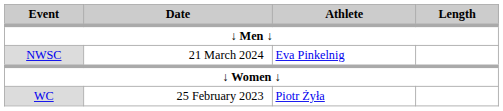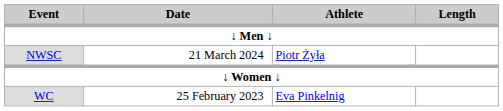(310, 55) Eva Pinkelnig -> (300, 55) Piotr Żyła
(300, 96) Piotr Żyła -> (310, 96) Eva Pinkelnig
